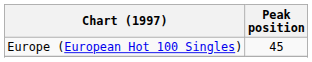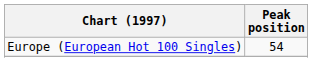(276, 47) 45 -> (276, 47) 54
